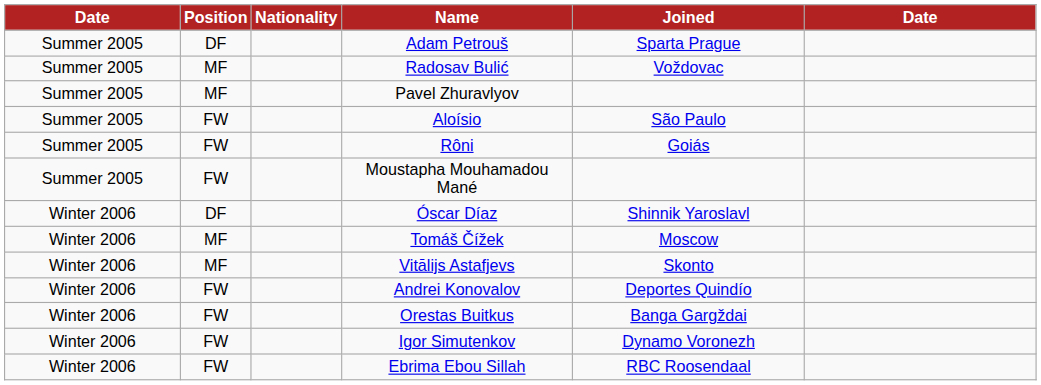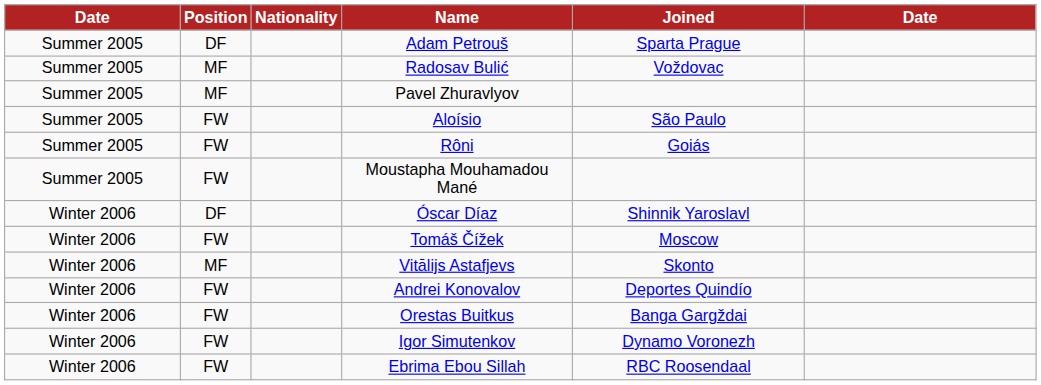(216, 239) MF -> (216, 239) FW
